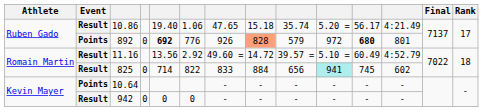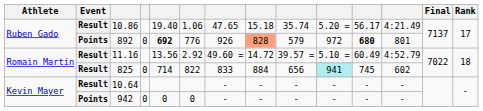(93, 84) Points -> (93, 84) Result
(93, 99) Result -> (93, 99) Points
